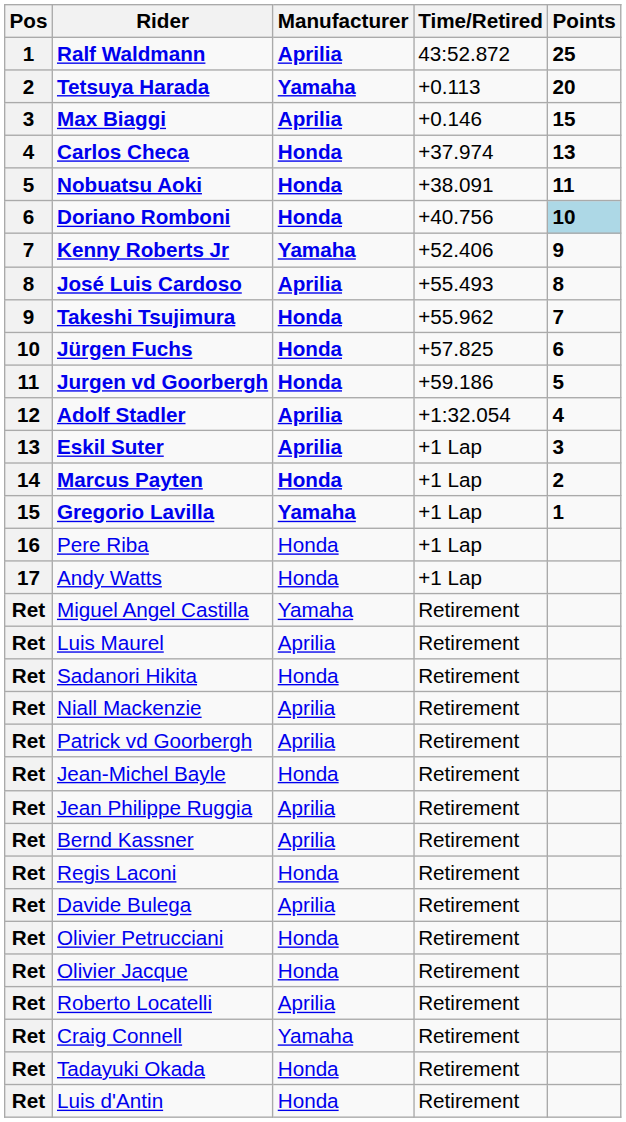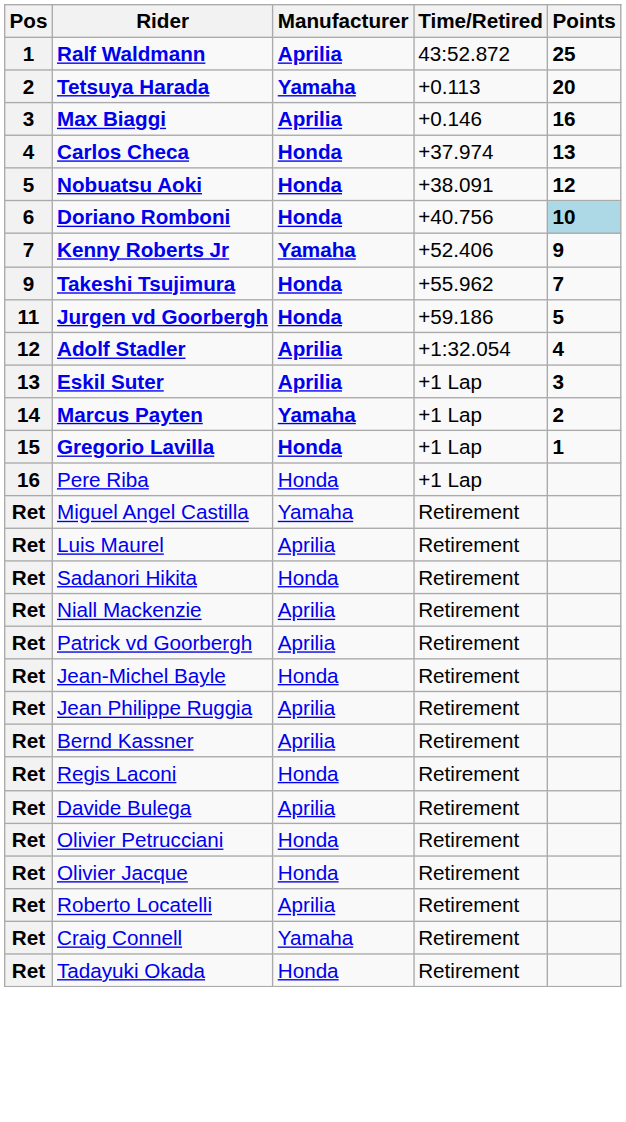(564, 119) 15 -> (564, 119) 16
(563, 185) 11 -> (564, 185) 12
- row: (149, 283)
- row: (125, 348)
(310, 479) Honda -> (317, 414) Yamaha
(317, 512) Yamaha -> (310, 447) Honda
- row: (109, 578)
- row: (110, 1101)
